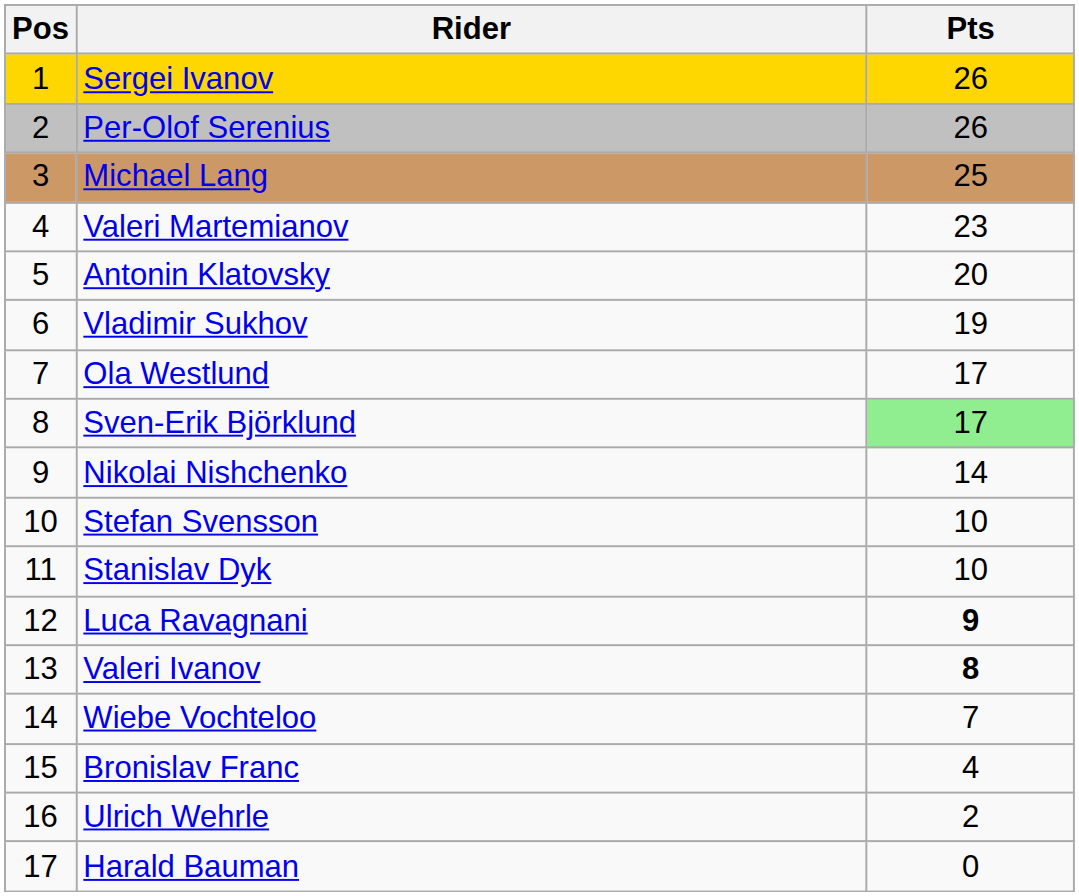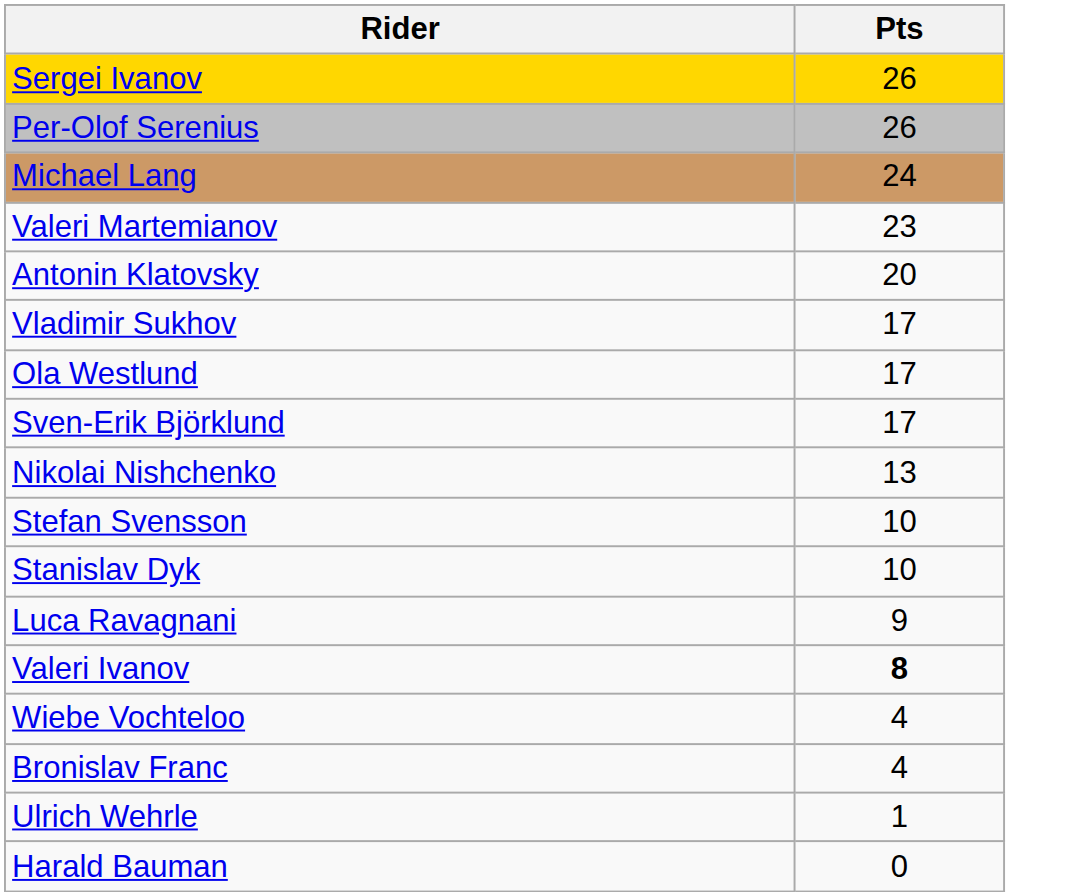- column: (41, 29)
(971, 176) 25 -> (899, 176) 24
(971, 324) 19 -> (899, 324) 17
(971, 422) lightgreen background -> (899, 422) no background
(971, 472) 14 -> (899, 472) 13
(971, 619) bold -> (899, 619) normal
(971, 718) 7 -> (899, 718) 4
(971, 816) 2 -> (899, 816) 1
